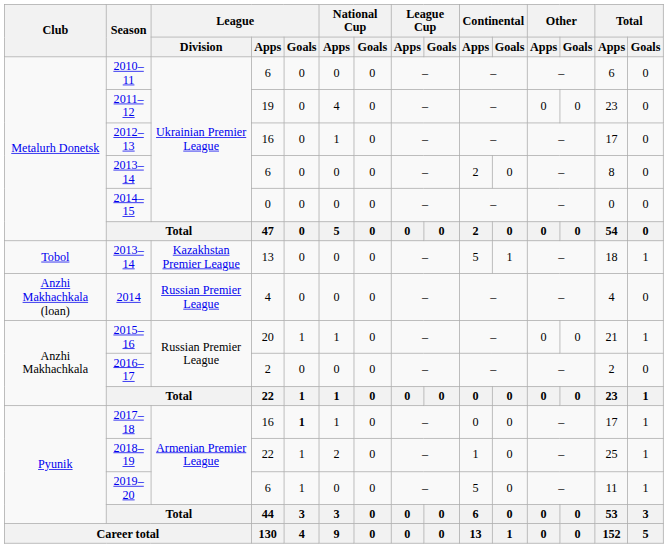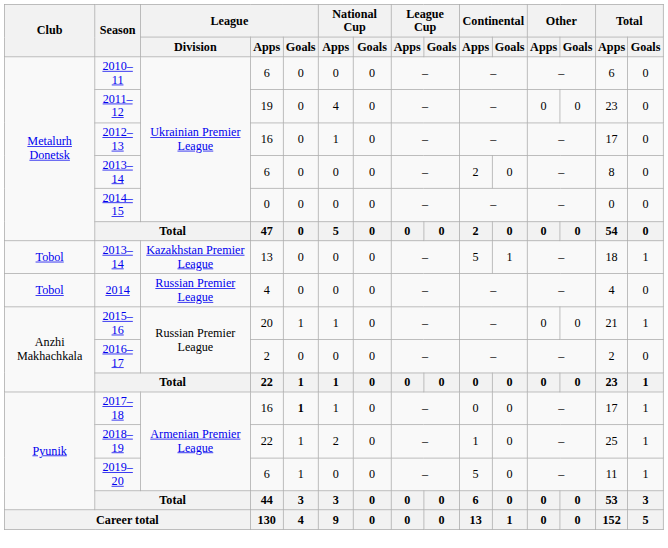(55, 297) Anzhi Makhachkala (loan) -> (50, 290) Tobol
